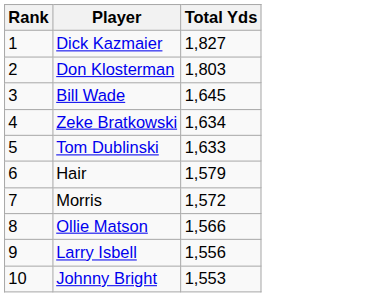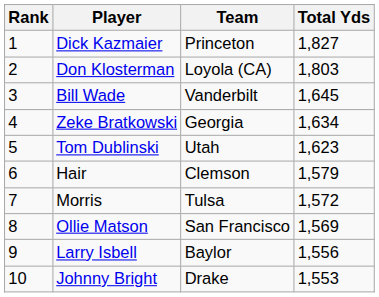+ column: (237, 17)
(205, 148) 1,633 -> (318, 148) 1,623
(205, 226) 1,566 -> (318, 226) 1,569
